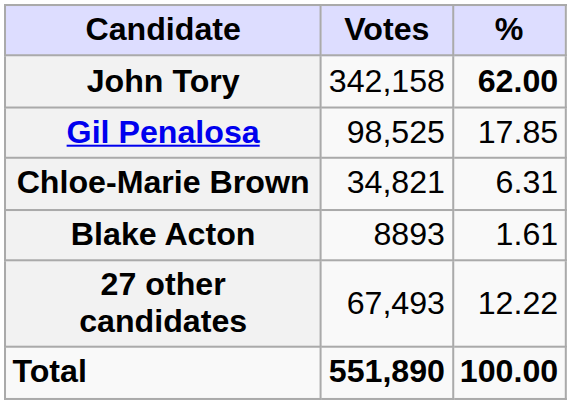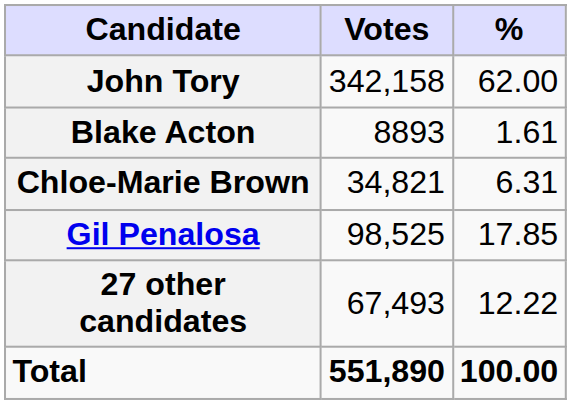(518, 81) bold -> (518, 81) normal
rows swapped: (163, 132) <-> (163, 234)
